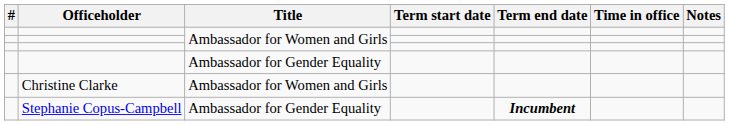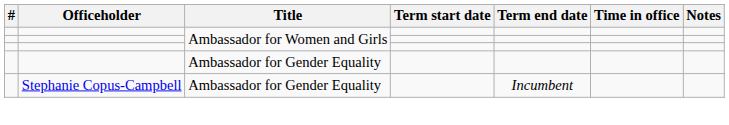- row: (70, 85)
(542, 108) bold -> (542, 85) normal
